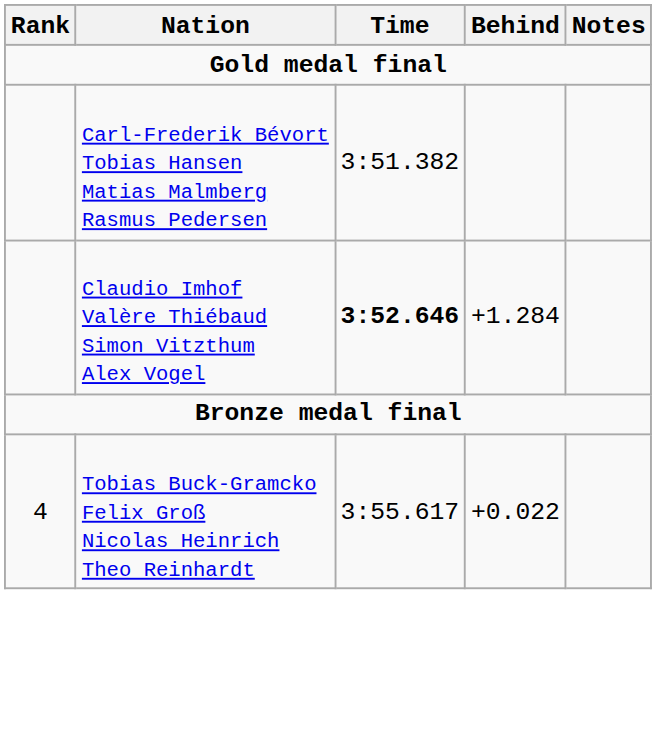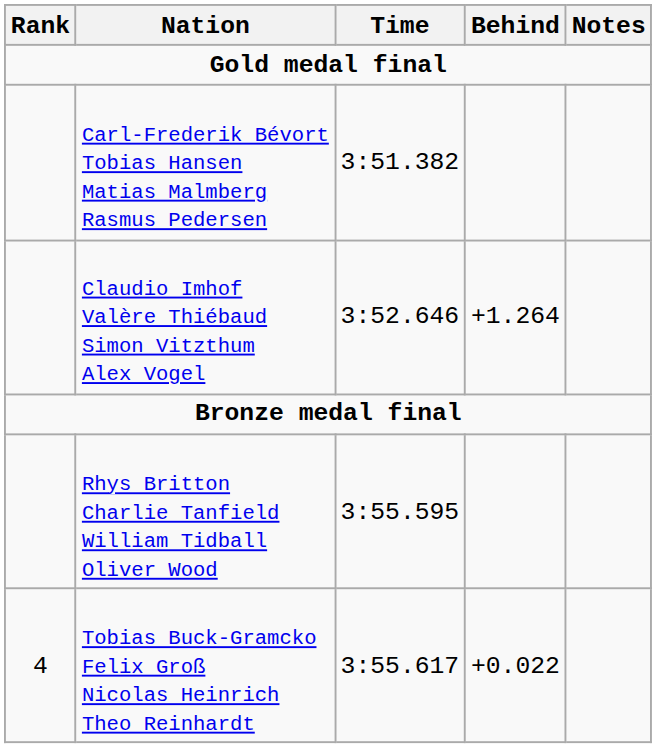(400, 317) bold -> (400, 317) normal
(515, 317) +1.284 -> (515, 317) +1.264
+ row: (181, 527)
